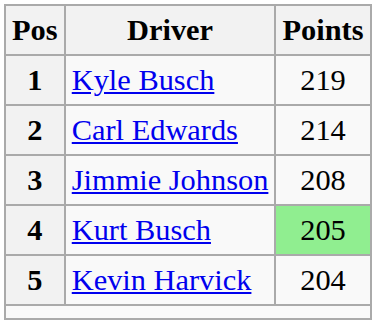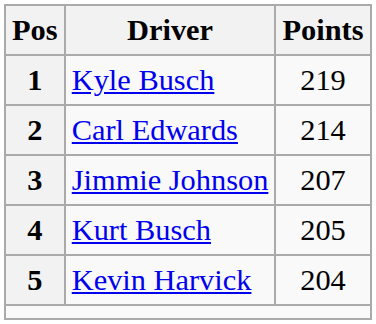(323, 180) 208 -> (323, 180) 207
(323, 230) lightgreen background -> (323, 230) no background
